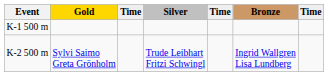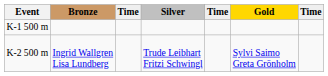columns swapped: (84, 12) <-> (266, 12)
